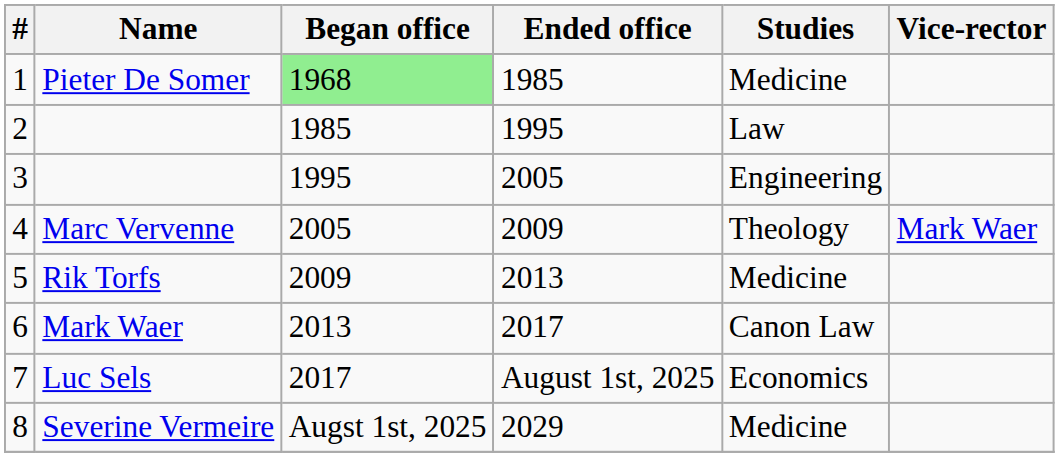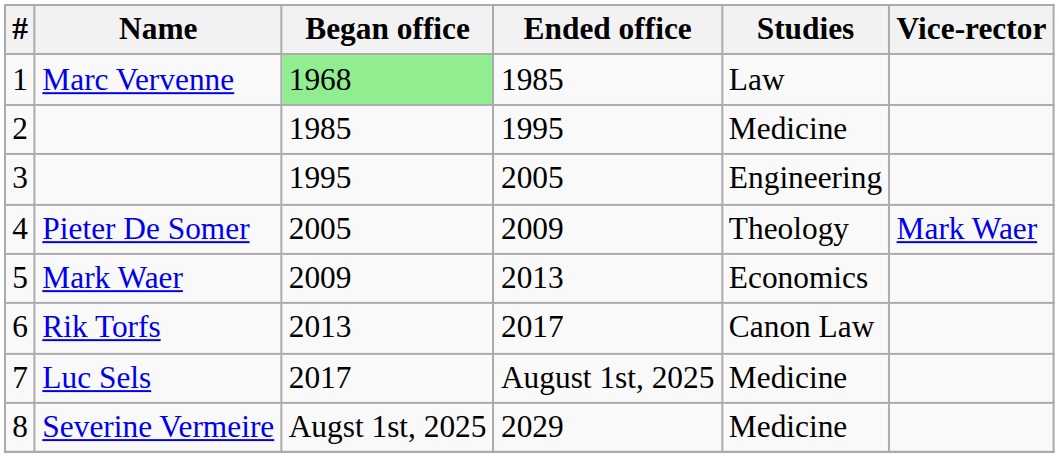(146, 79) Pieter De Somer -> (138, 79) Marc Vervenne
(788, 79) Medicine -> (757, 79) Law
(757, 128) Law -> (788, 128) Medicine
(138, 228) Marc Vervenne -> (146, 228) Pieter De Somer
(102, 278) Rik Torfs -> (113, 278) Mark Waer
(788, 278) Medicine -> (799, 278) Economics
(113, 327) Mark Waer -> (102, 327) Rik Torfs
(799, 377) Economics -> (788, 377) Medicine
